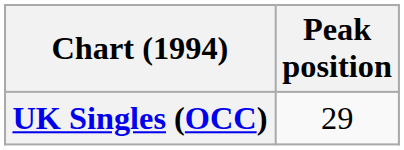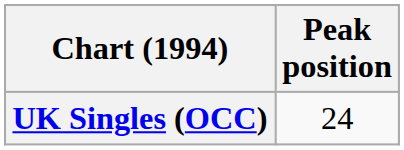(337, 117) 29 -> (337, 117) 24
